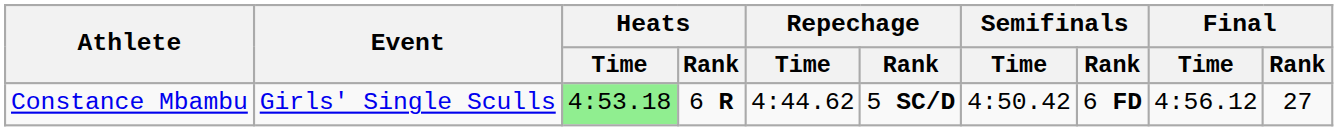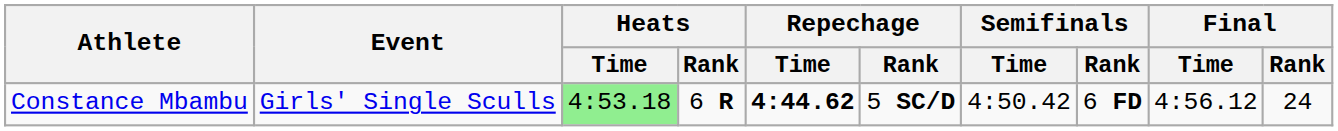(803, 104) normal -> (803, 104) bold
(1297, 104) 27 -> (1297, 104) 24
